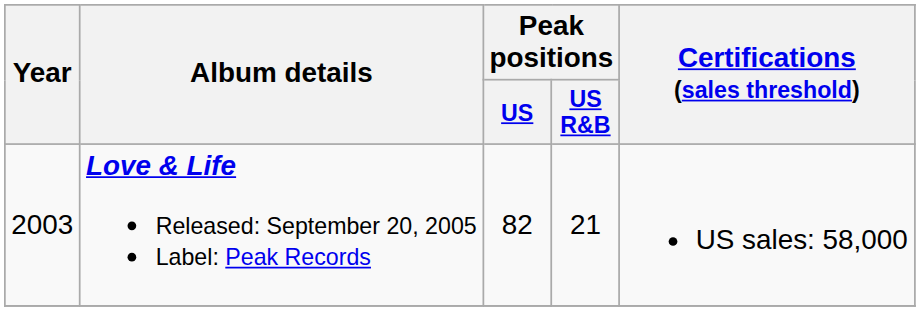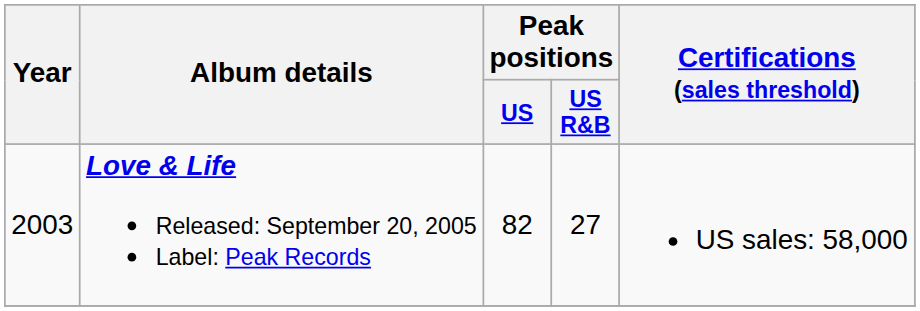(585, 224) 21 -> (585, 224) 27
